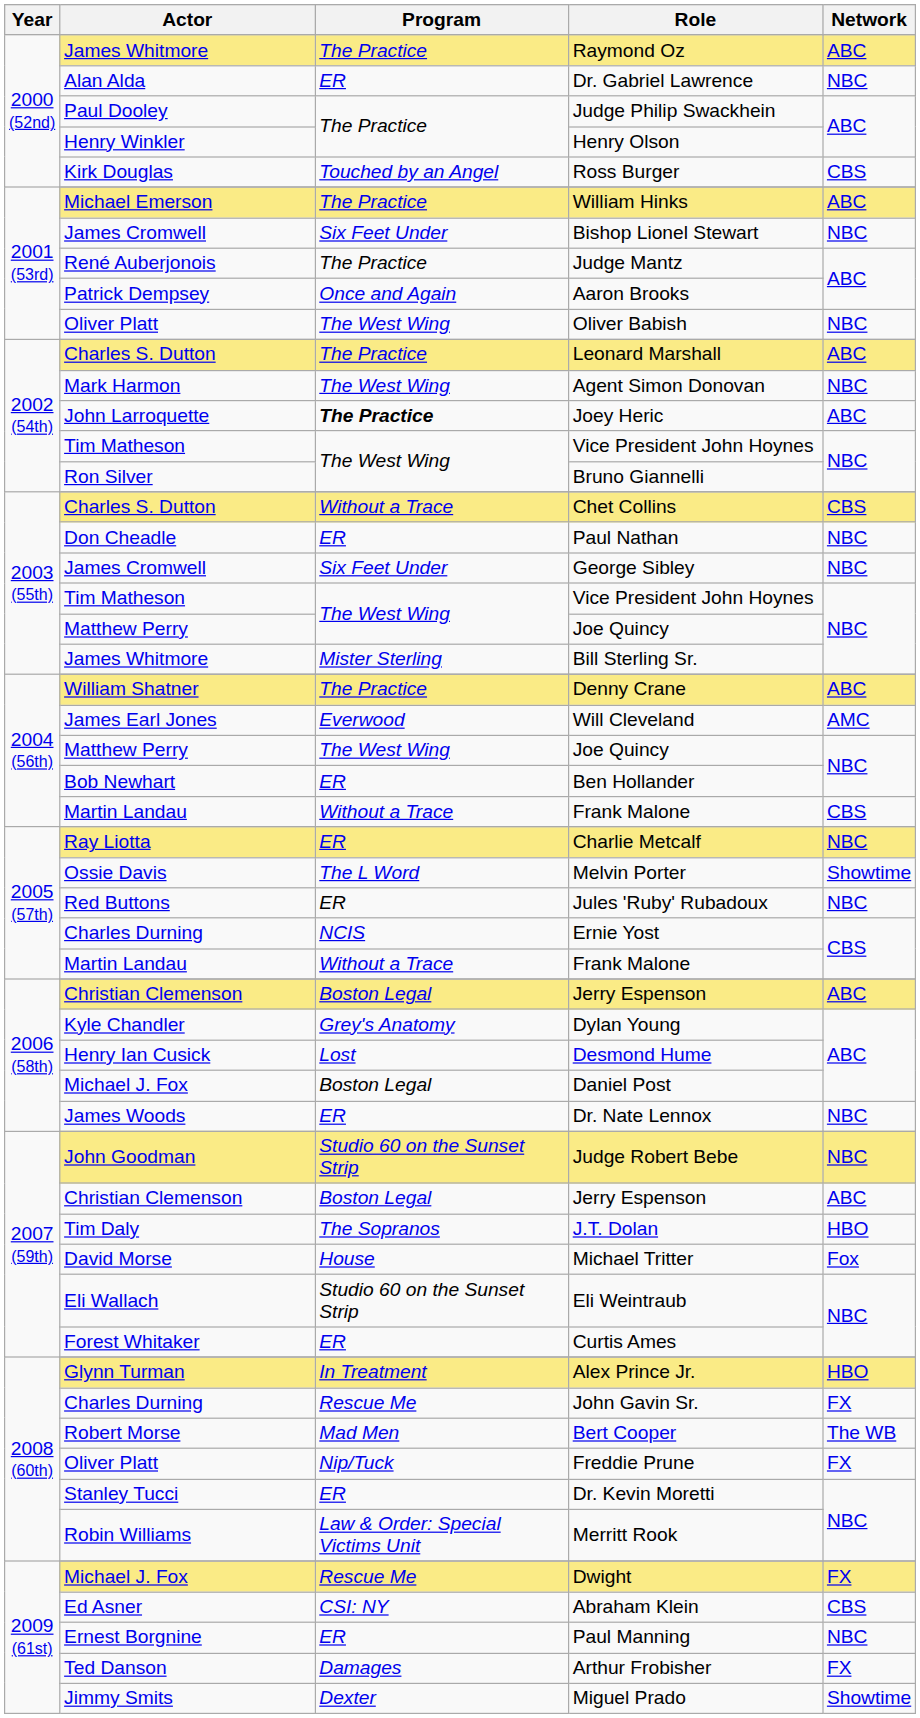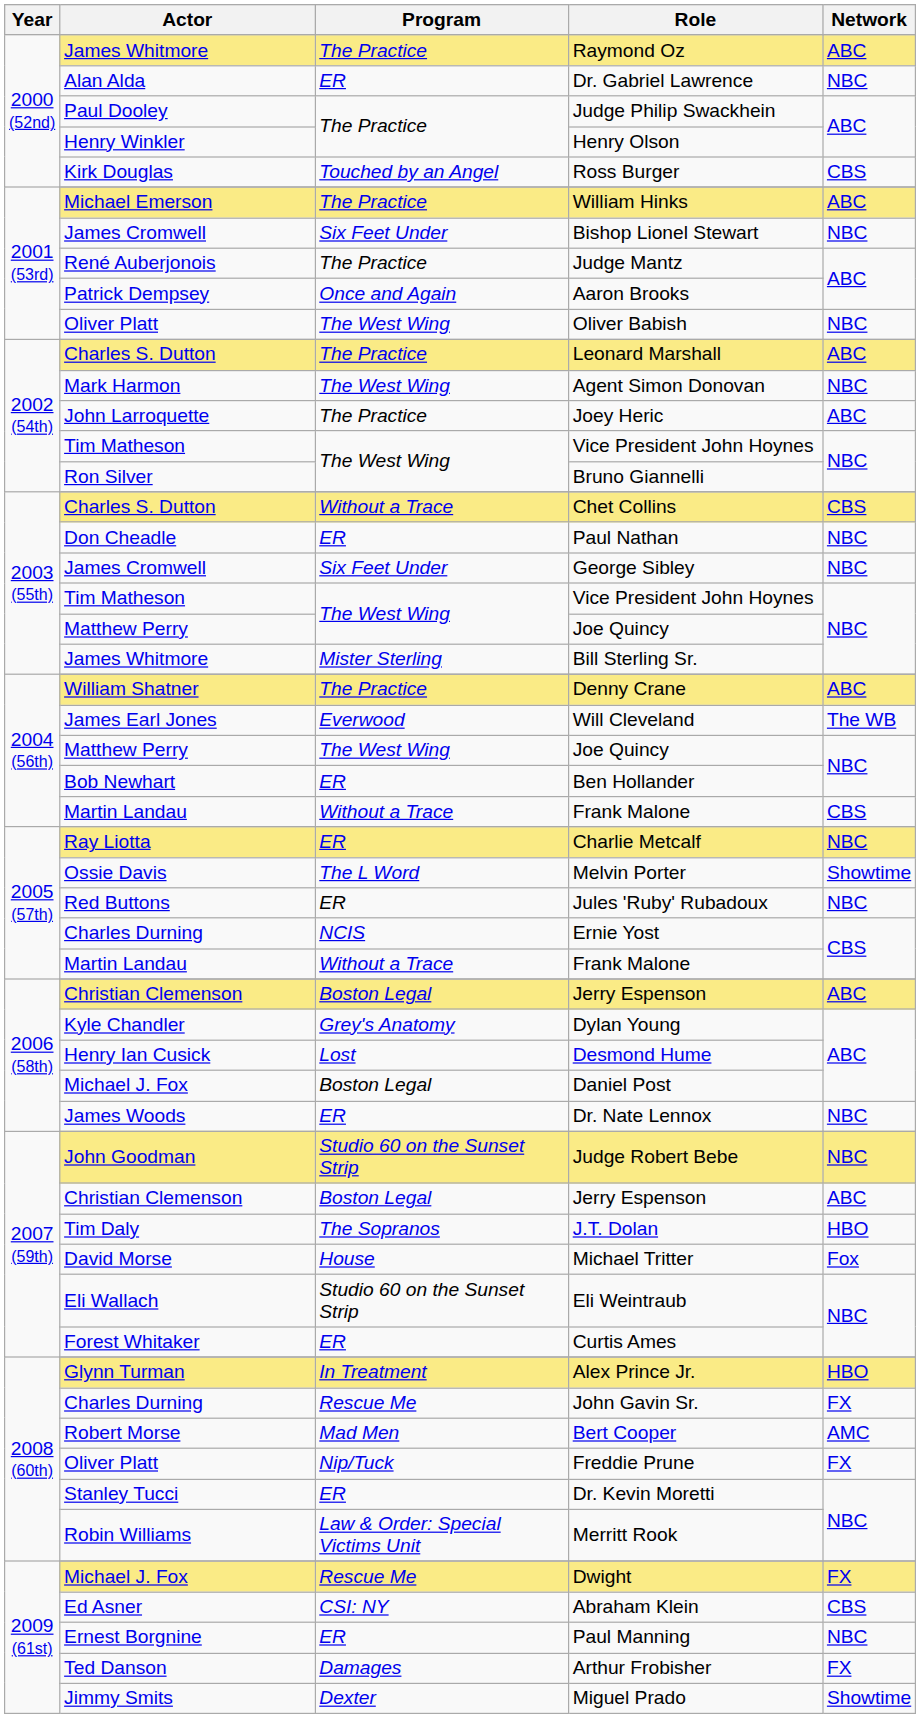(376, 415) bold -> (373, 415) normal
(848, 720) AMC -> (862, 720) The WB
(862, 1433) The WB -> (848, 1433) AMC
